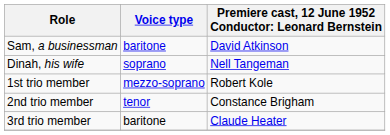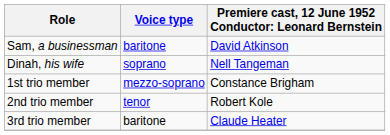(241, 83) Robert Kole -> (262, 83) Constance Brigham
(262, 102) Constance Brigham -> (241, 102) Robert Kole
